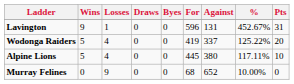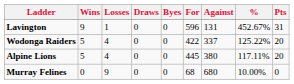(192, 42) 419 -> (192, 42) 422
(279, 57) 10 -> (279, 57) 20
(211, 72) 652 -> (211, 72) 680
